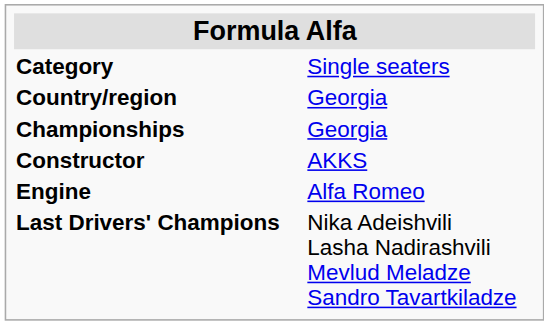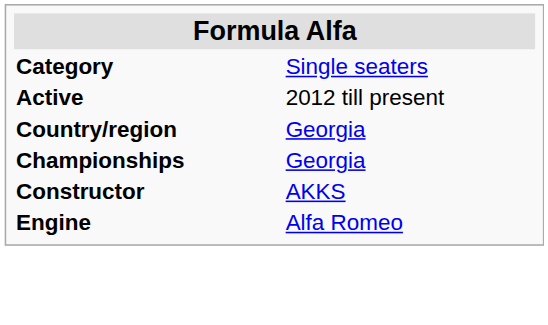+ row: (50, 97)
- row: (148, 222)
